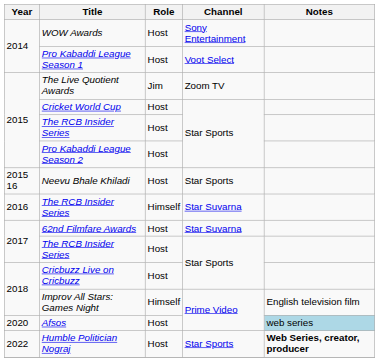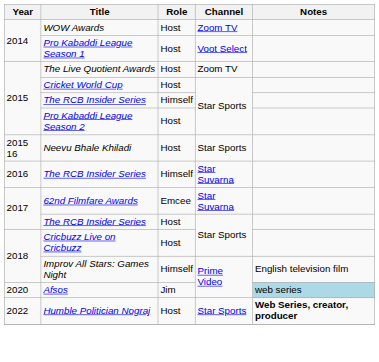(215, 33) Sony Entertainment -> (217, 27) Zoom TV
(155, 86) Jim -> (171, 69) Host
(158, 128) Host -> (177, 100) Himself
(158, 228) Host -> (176, 200) Emcee
(158, 323) Host -> (168, 290) Jim
